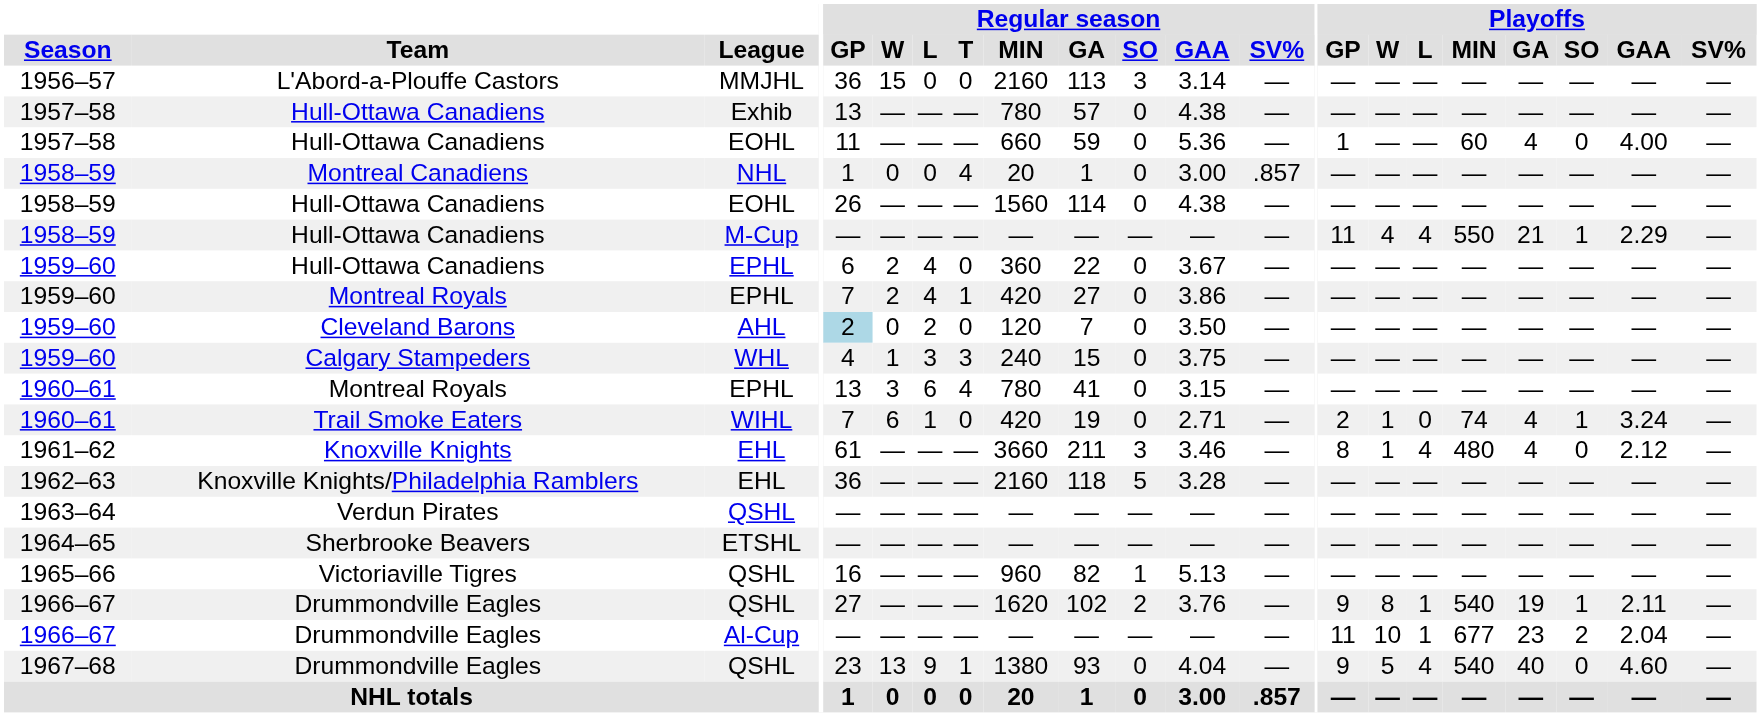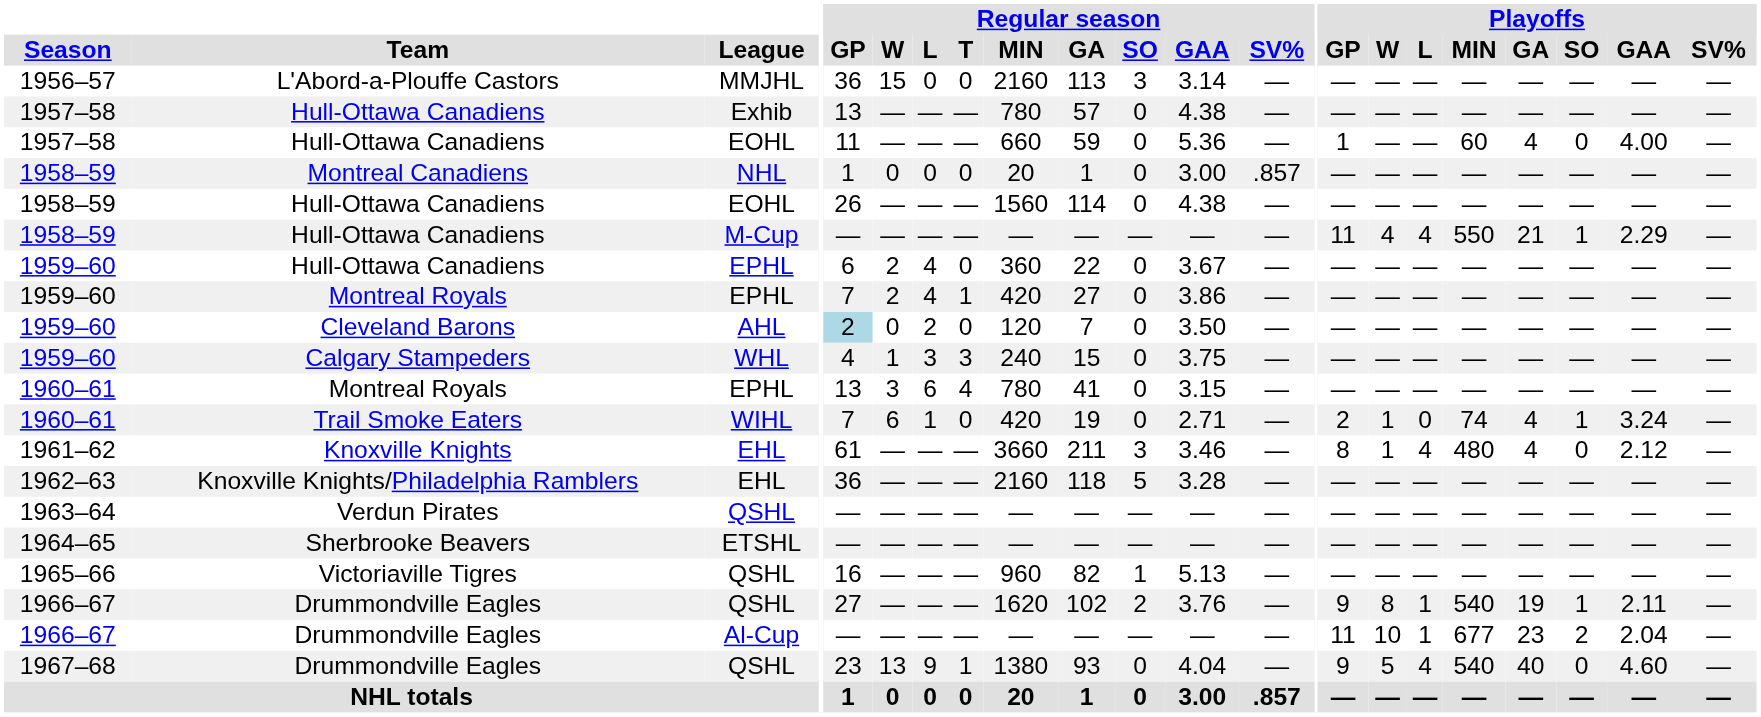(966, 173) 4 -> (966, 173) 0
